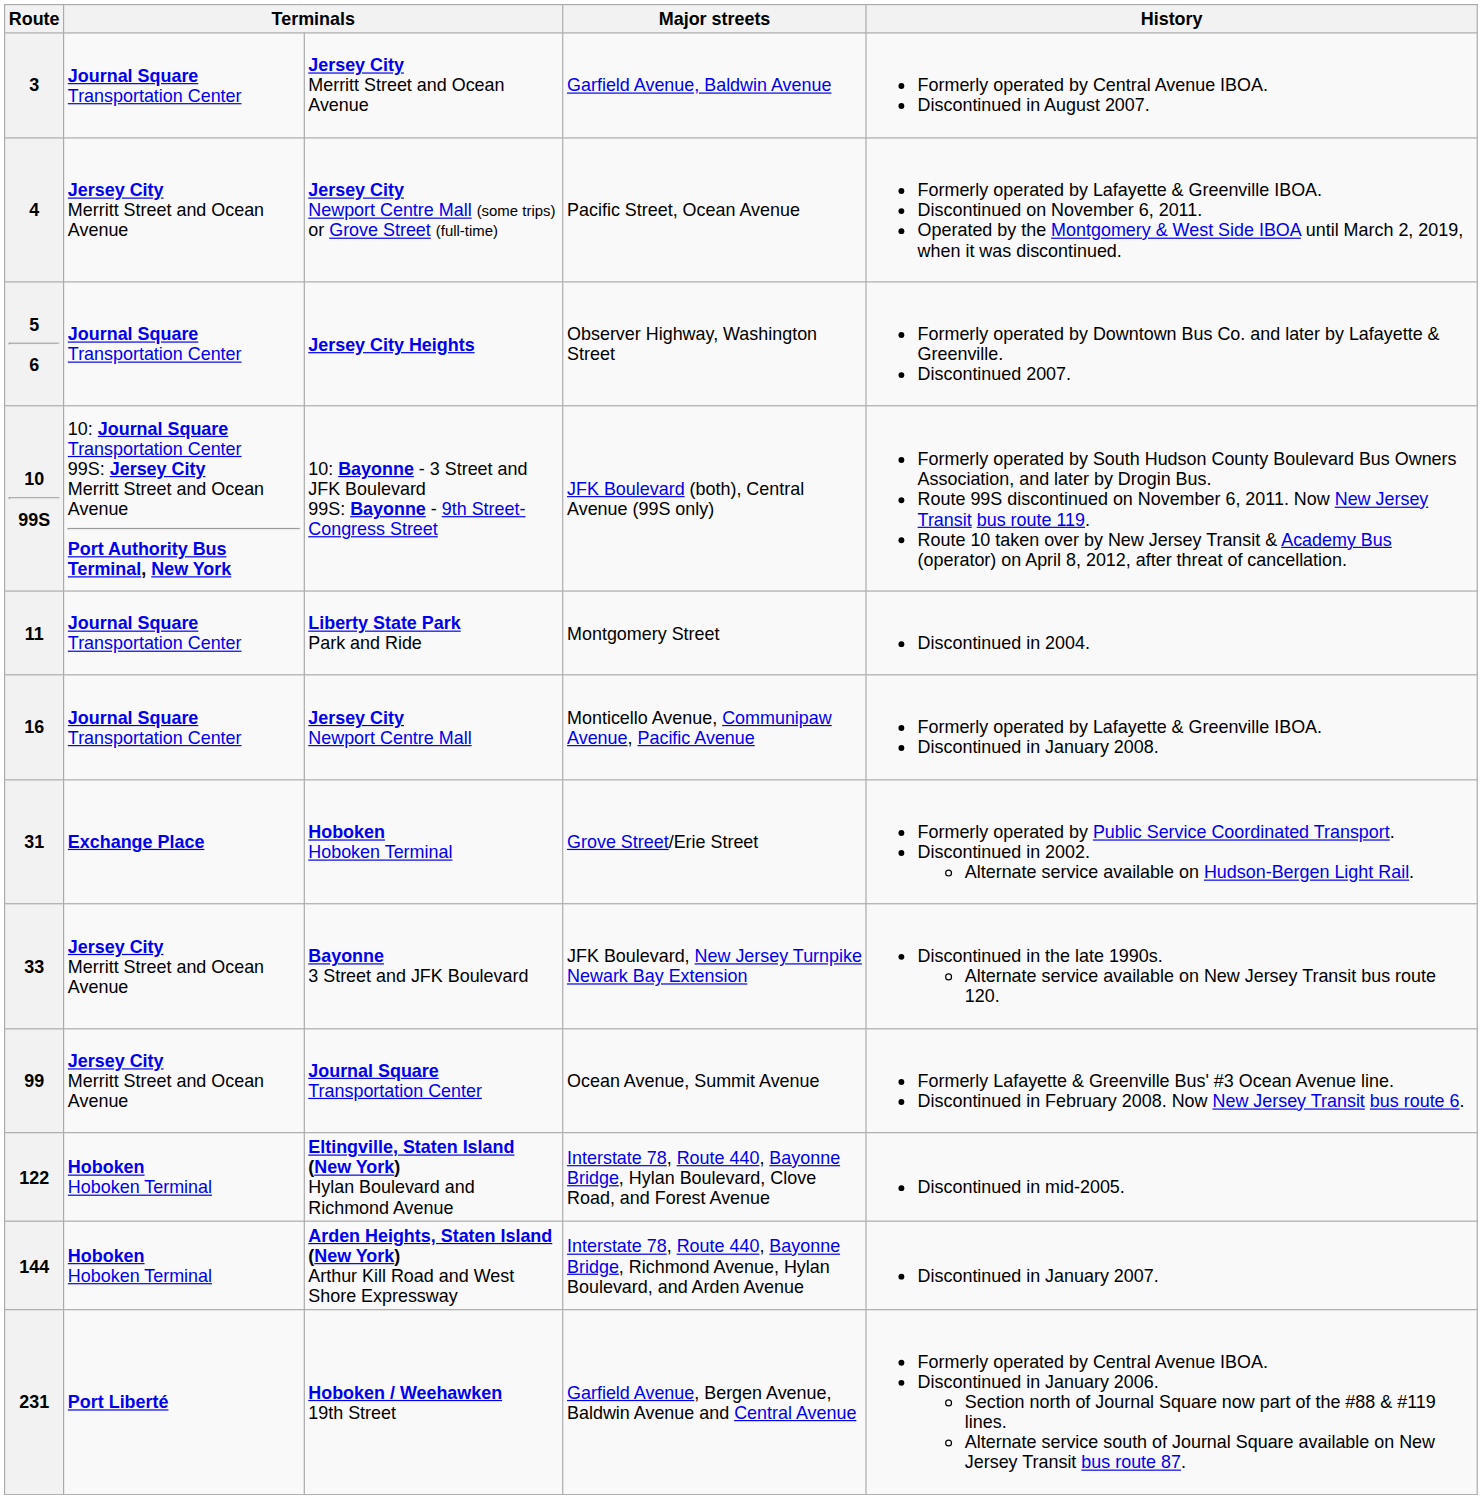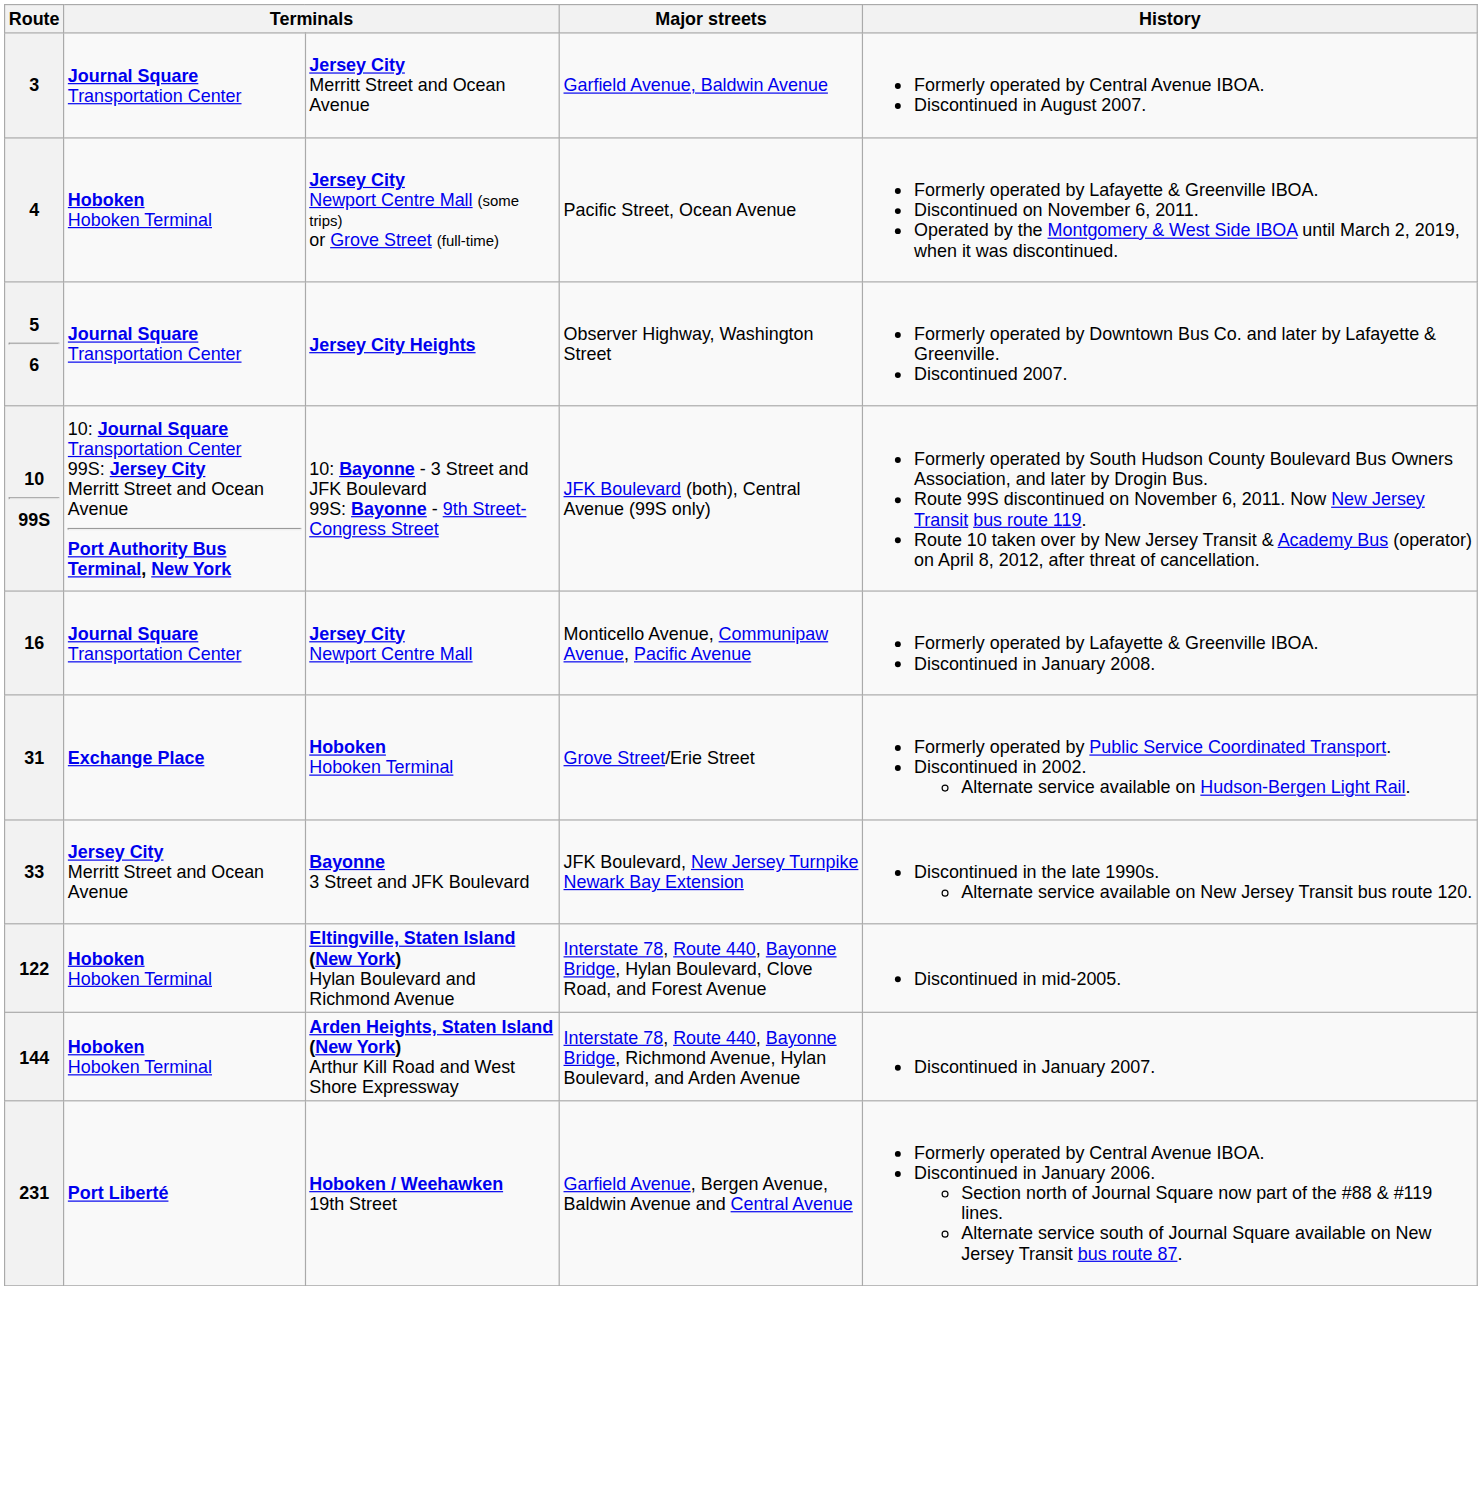(166, 210) Jersey City Merritt Street and Ocean Avenue -> (140, 210) Hoboken Hoboken Terminal
- row: (34, 633)
- row: (34, 1081)
